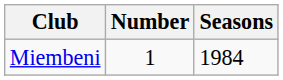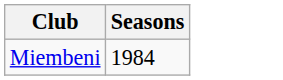- column: (150, 22)
